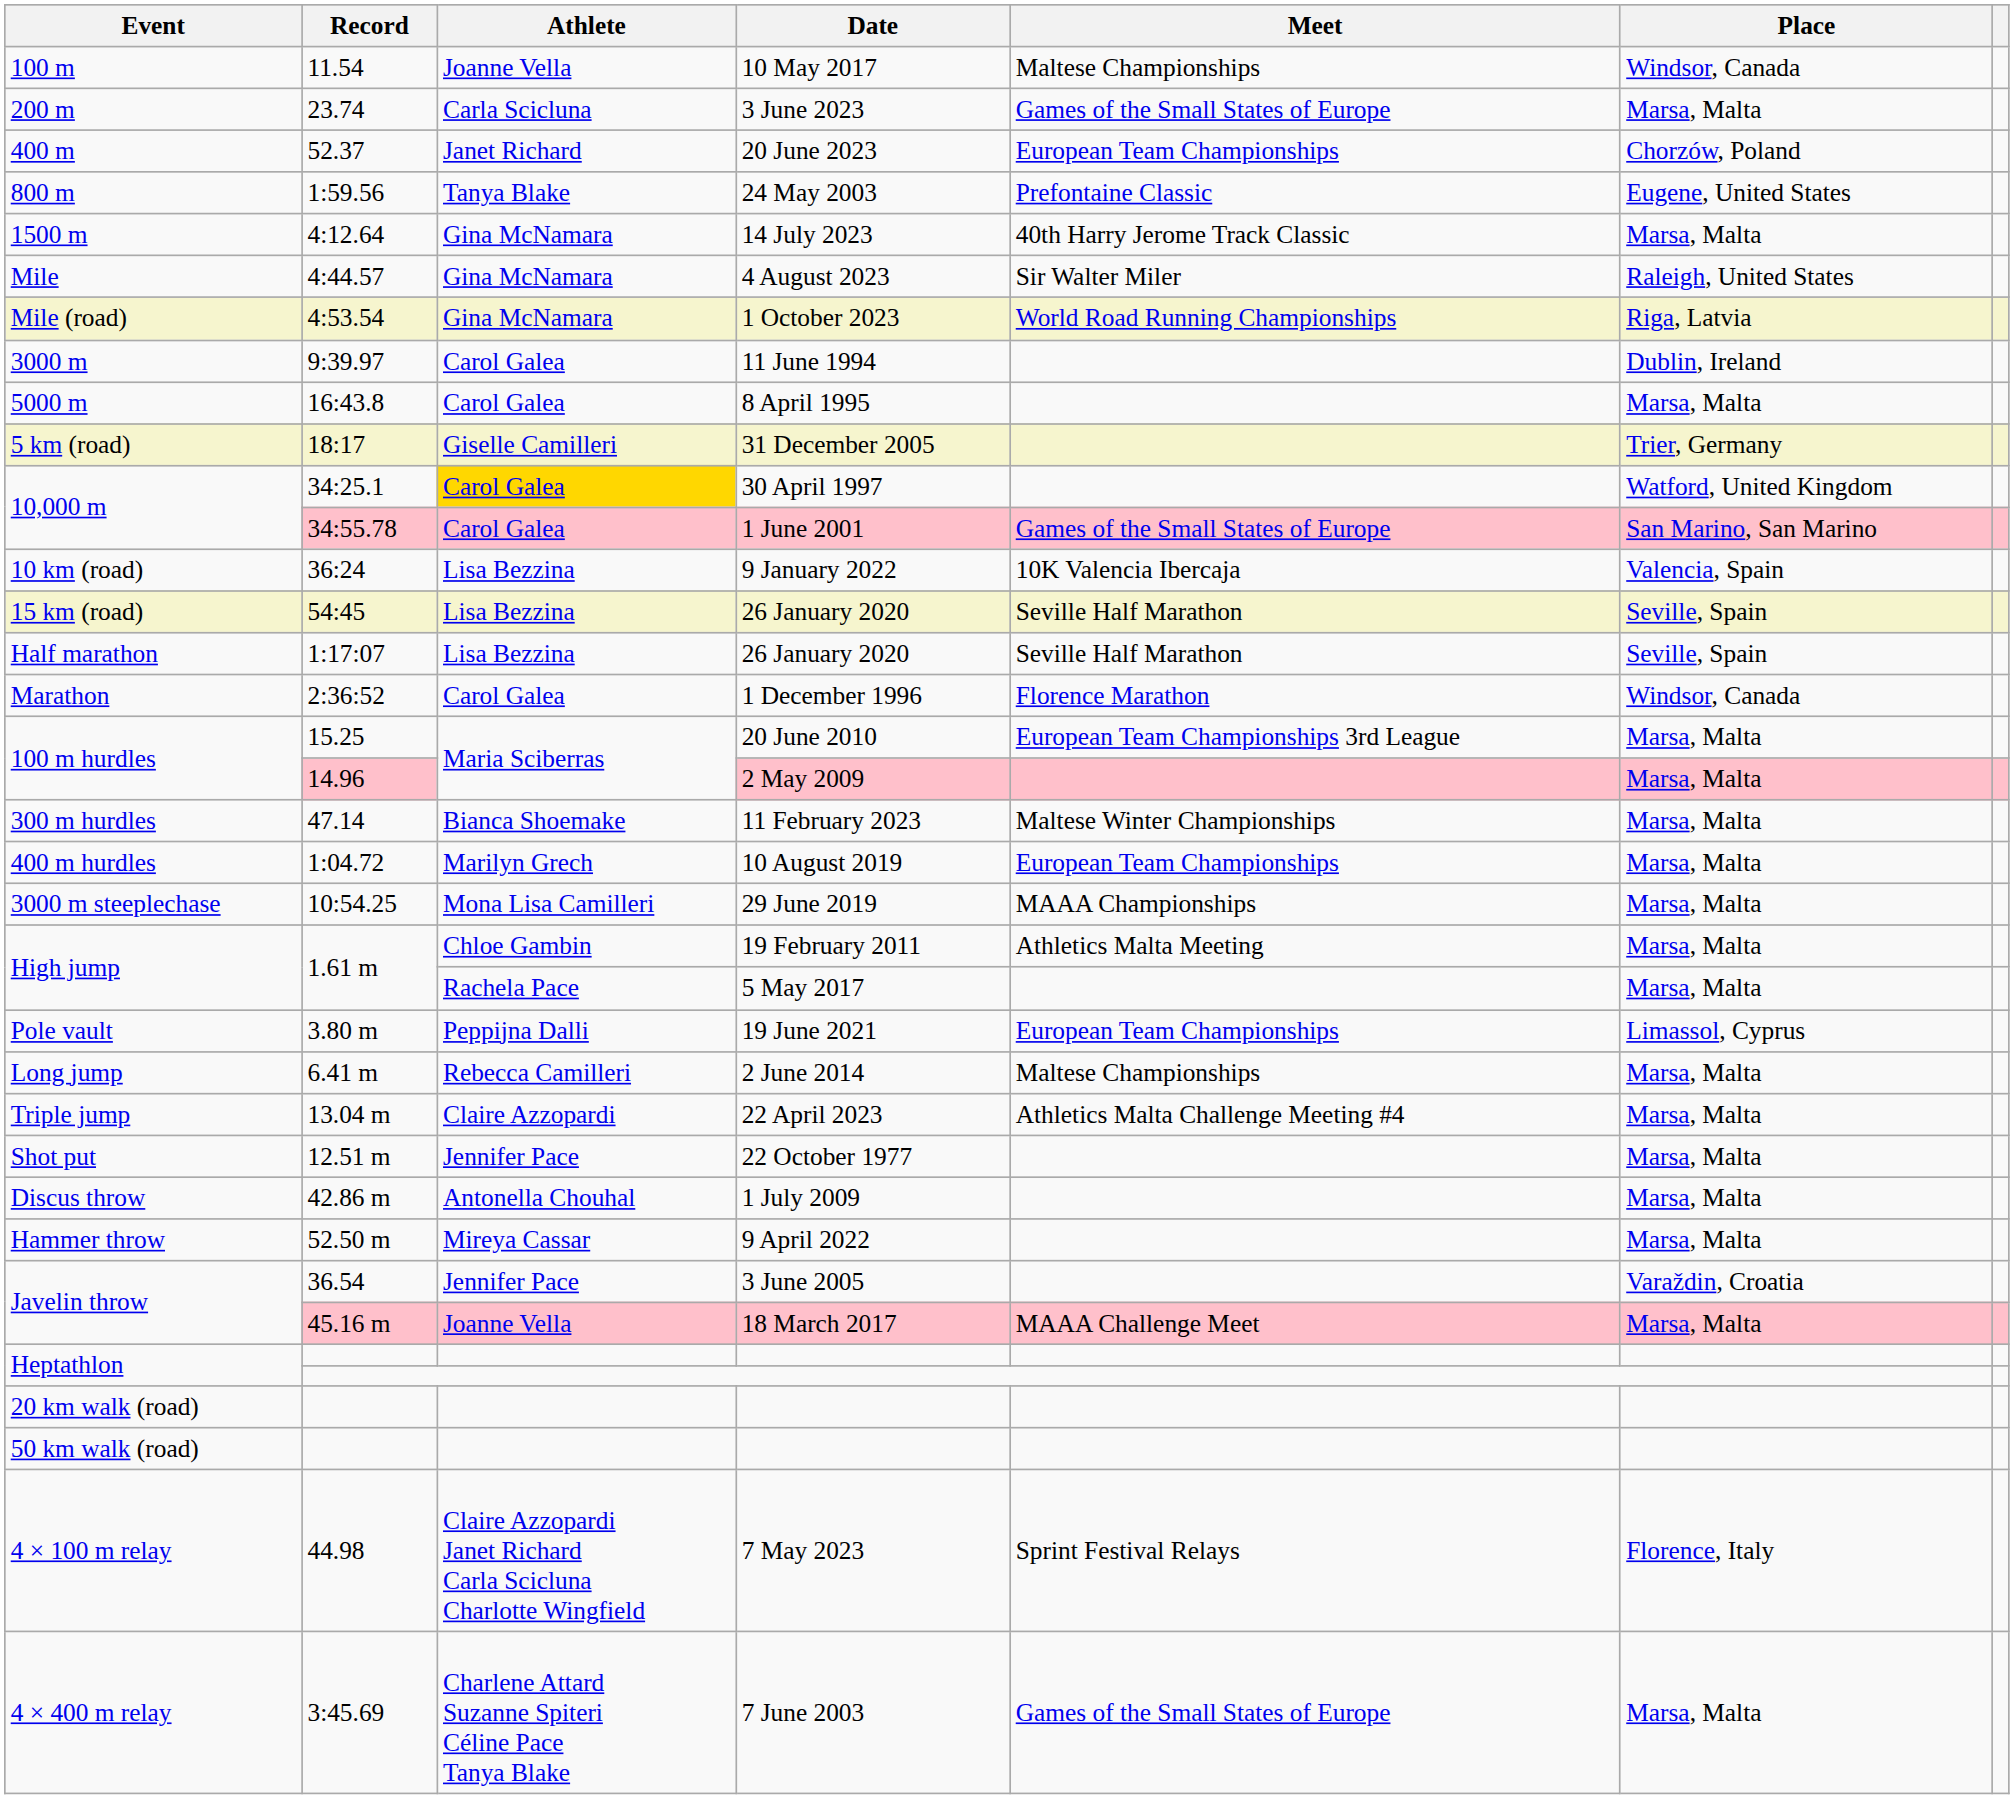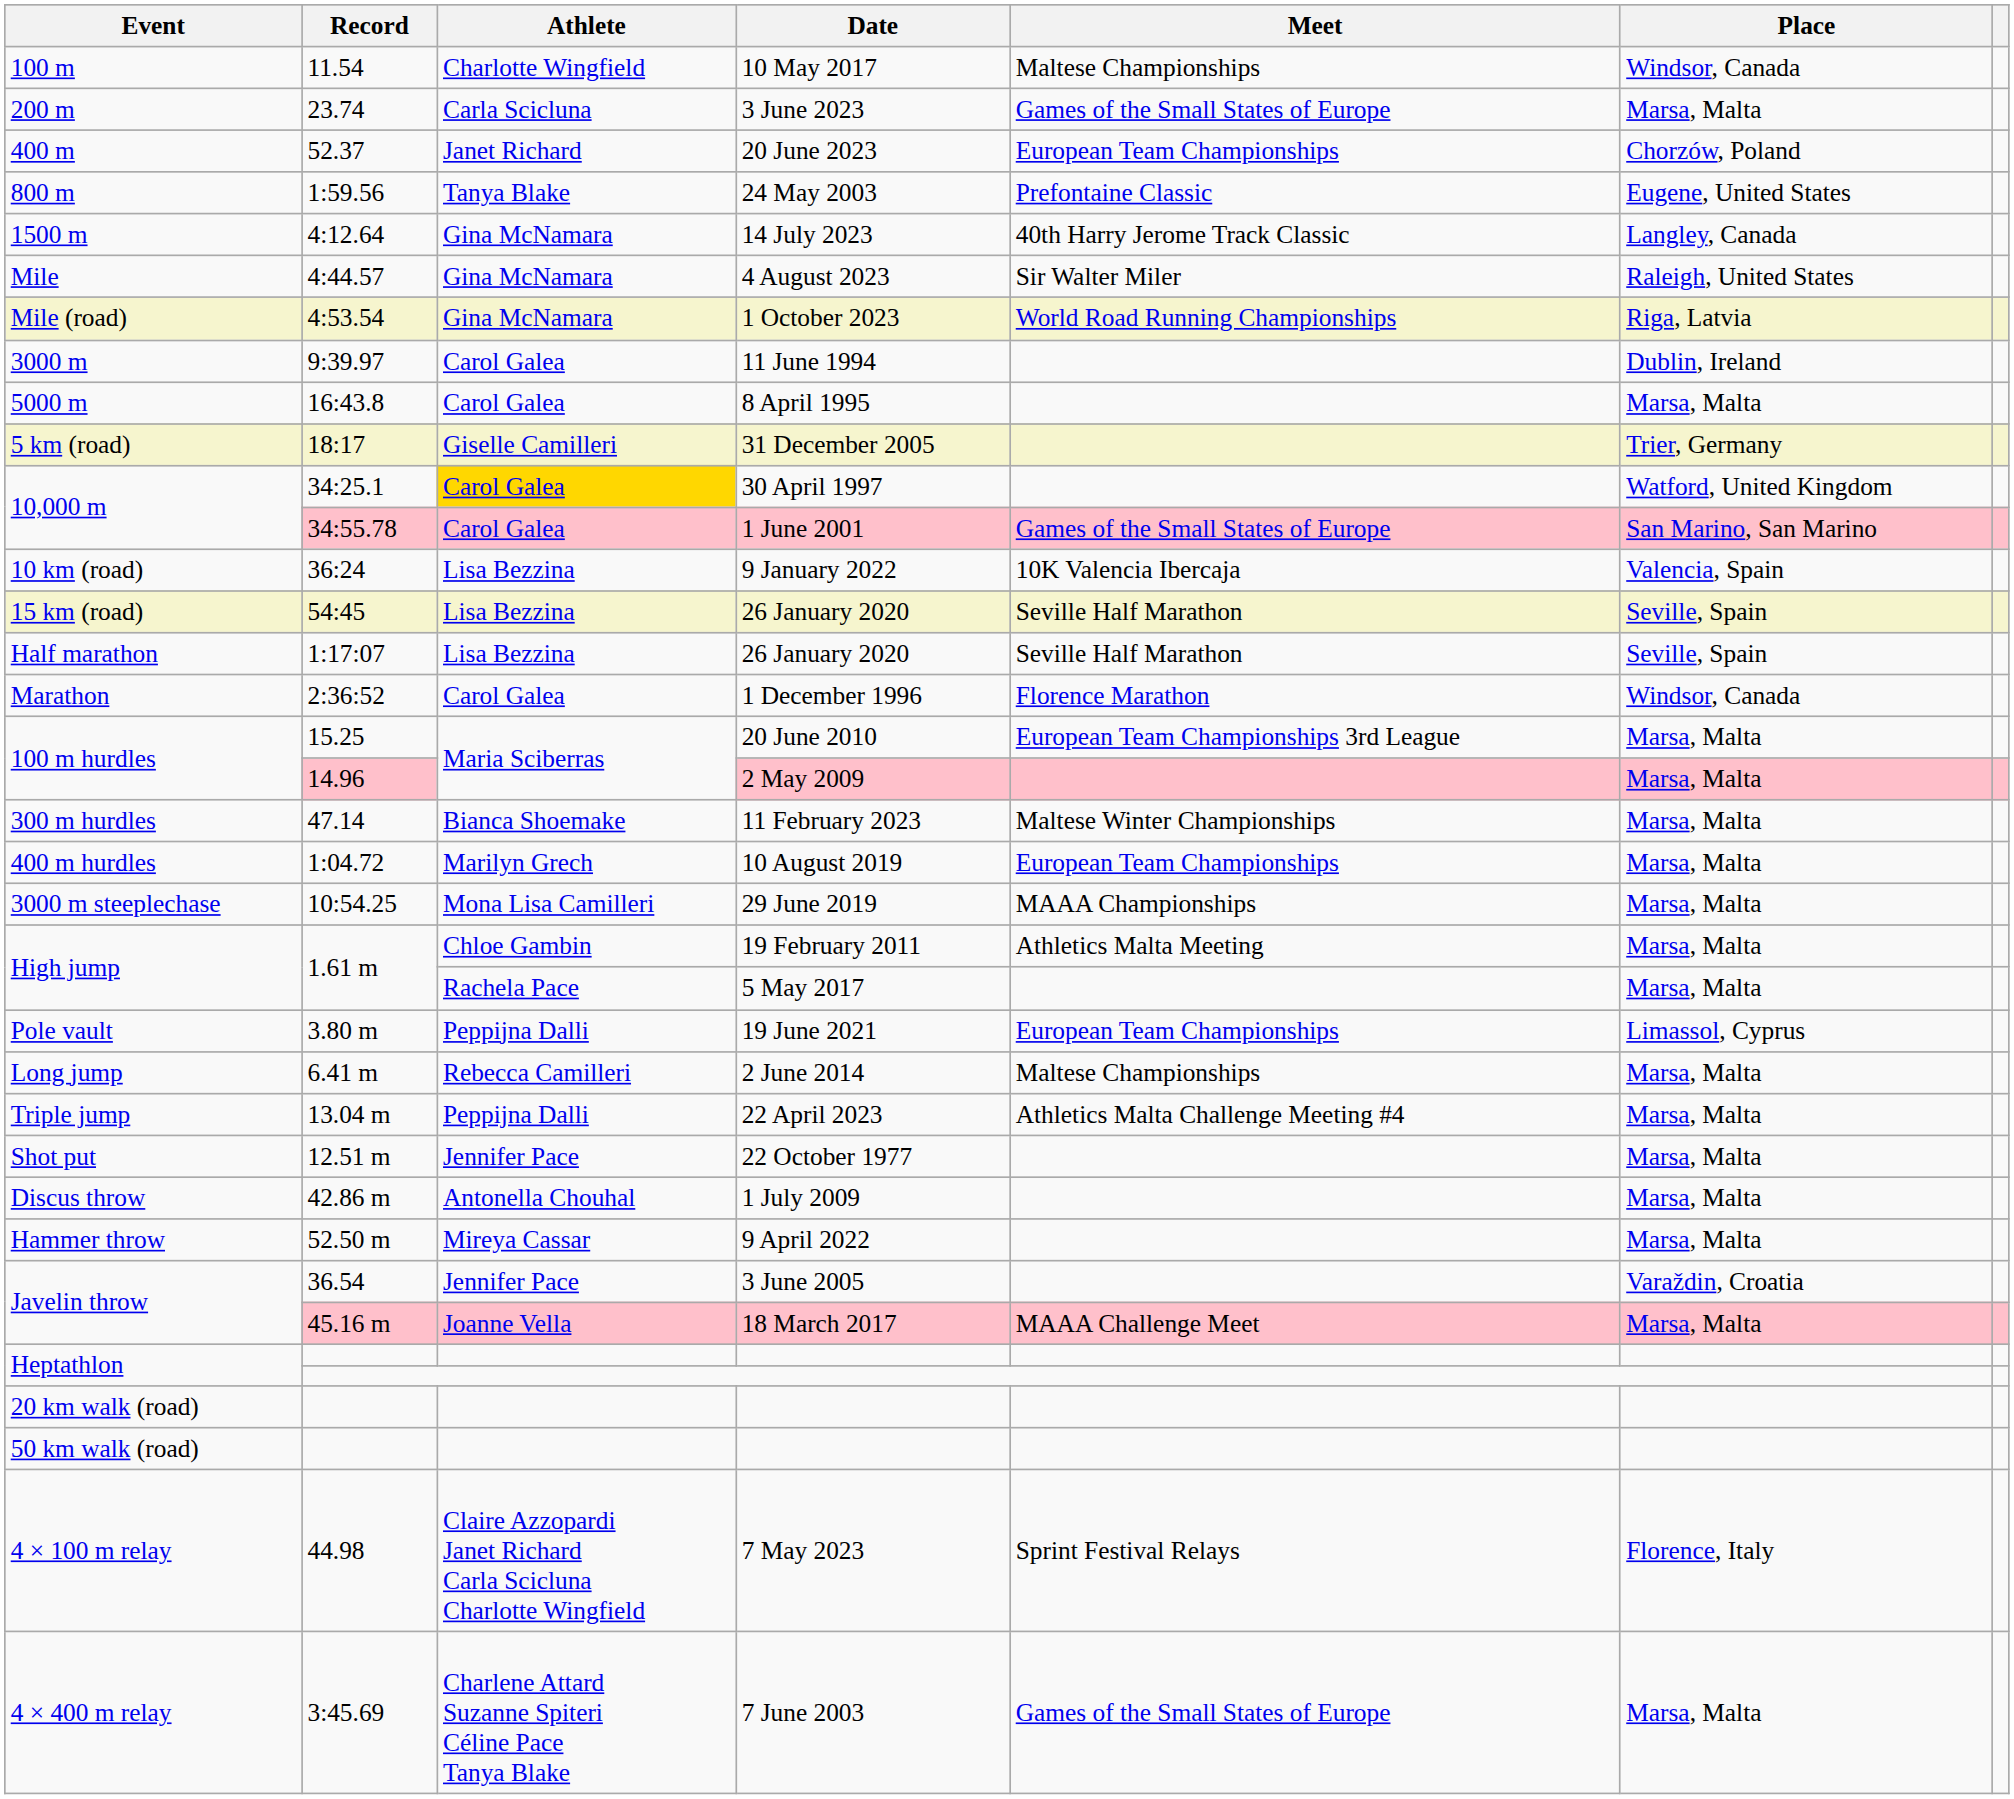(507, 67) Joanne Vella -> (544, 67) Charlotte Wingfield
(1694, 234) Marsa, Malta -> (1711, 234) Langley, Canada
(529, 1113) Claire Azzopardi -> (516, 1113) Peppijna Dalli
